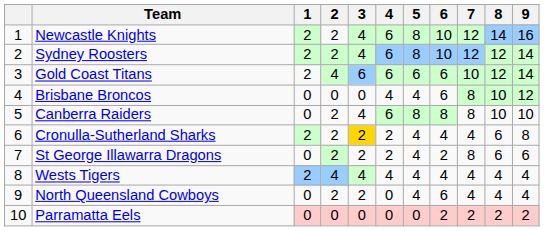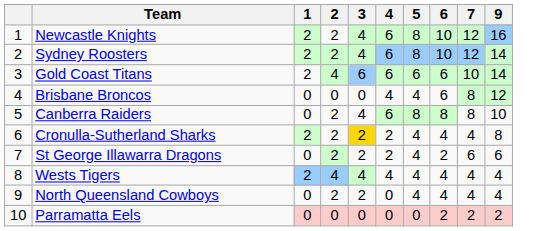- column: (498, 14)
(471, 155) 8 -> (471, 155) 6
(444, 195) 6 -> (444, 195) 4
